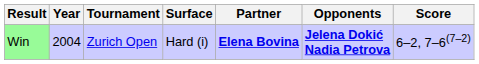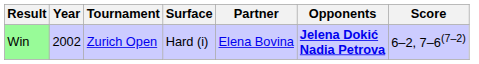(67, 42) 2004 -> (67, 42) 2002
(259, 42) bold -> (256, 42) normal
